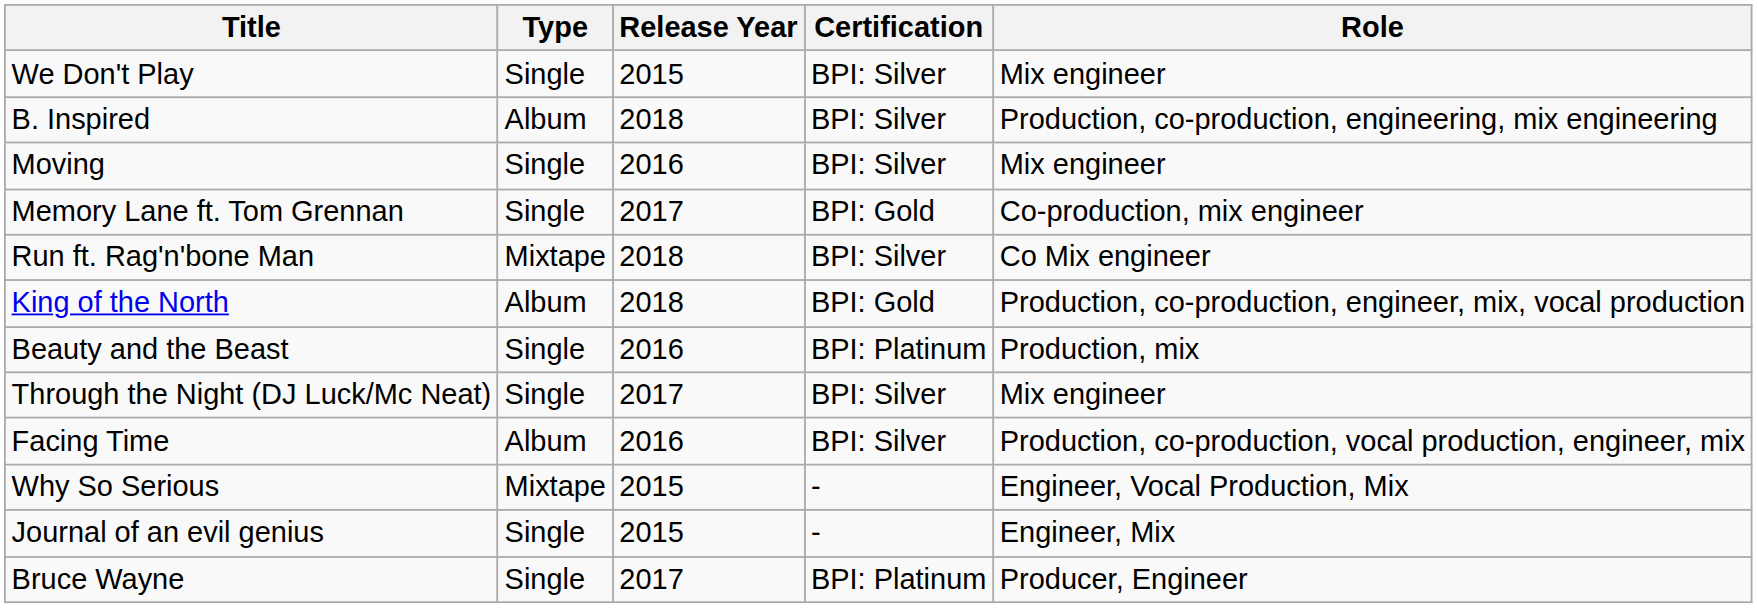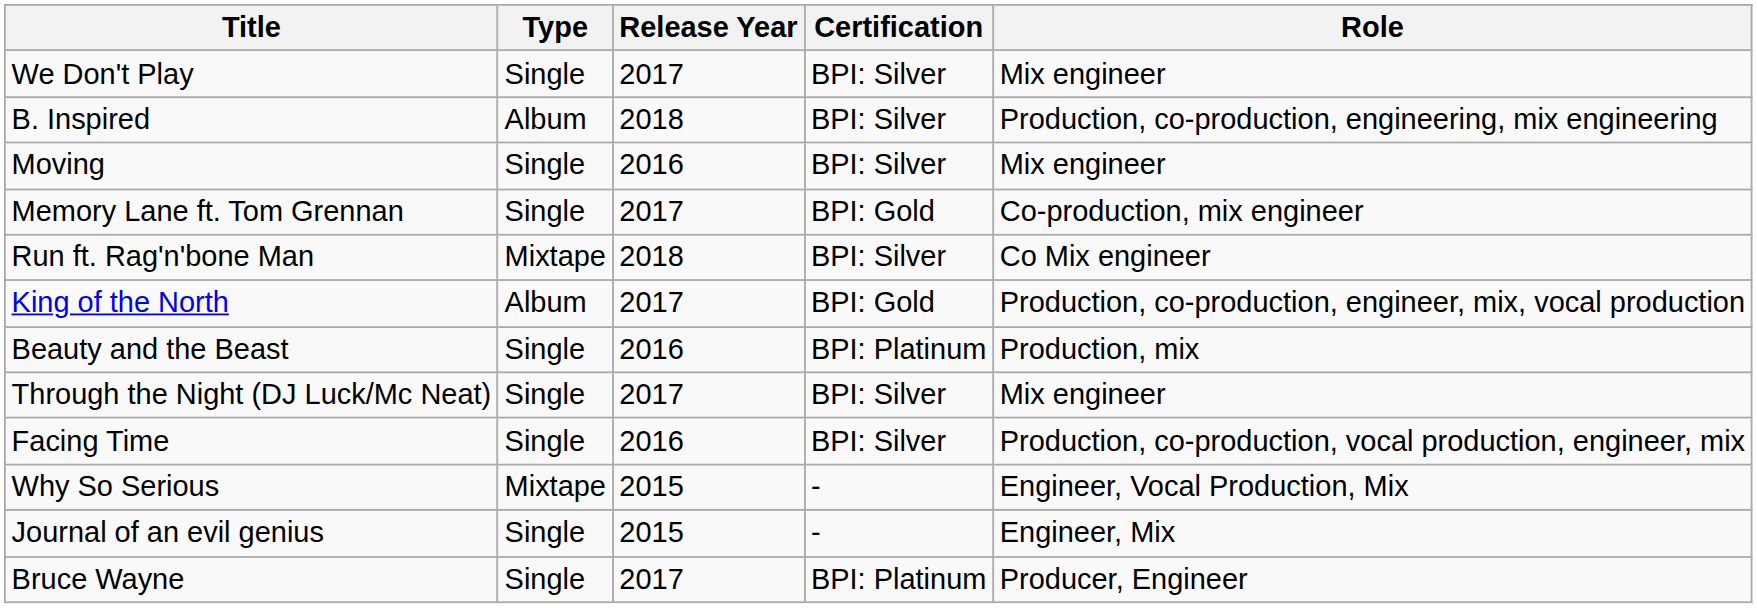(652, 73) 2015 -> (652, 73) 2017
(652, 303) 2018 -> (652, 303) 2017
(546, 440) Album -> (545, 440) Single
